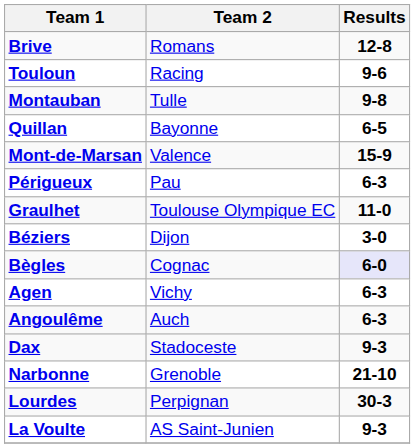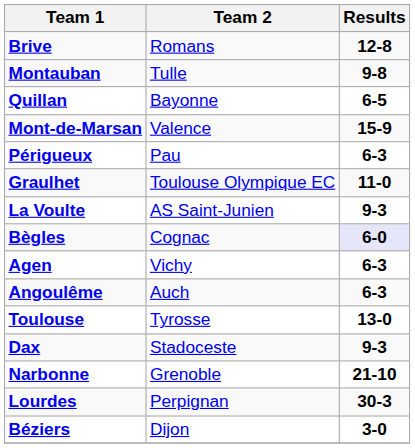- row: (42, 73)
rows swapped: (47, 429) <-> (39, 237)
+ row: (46, 319)
